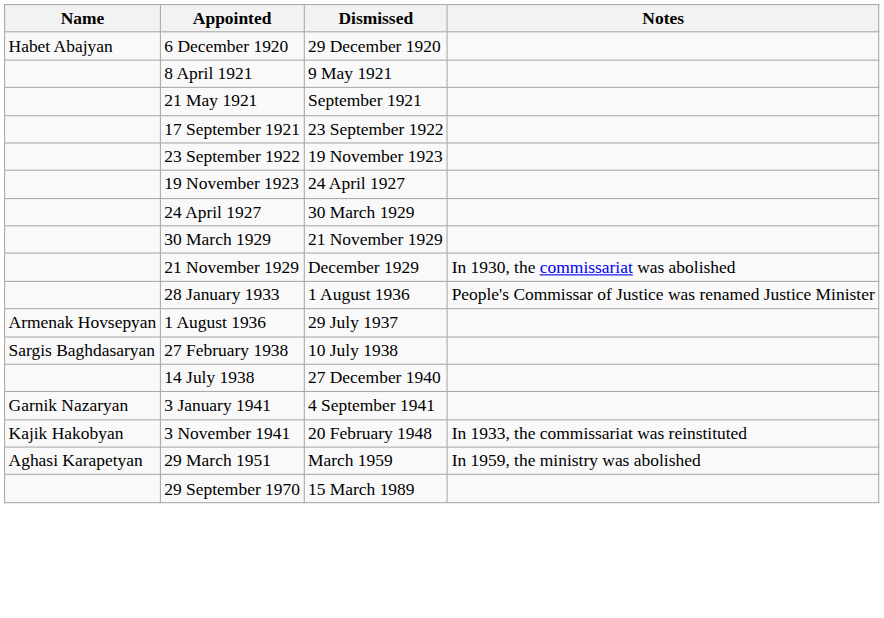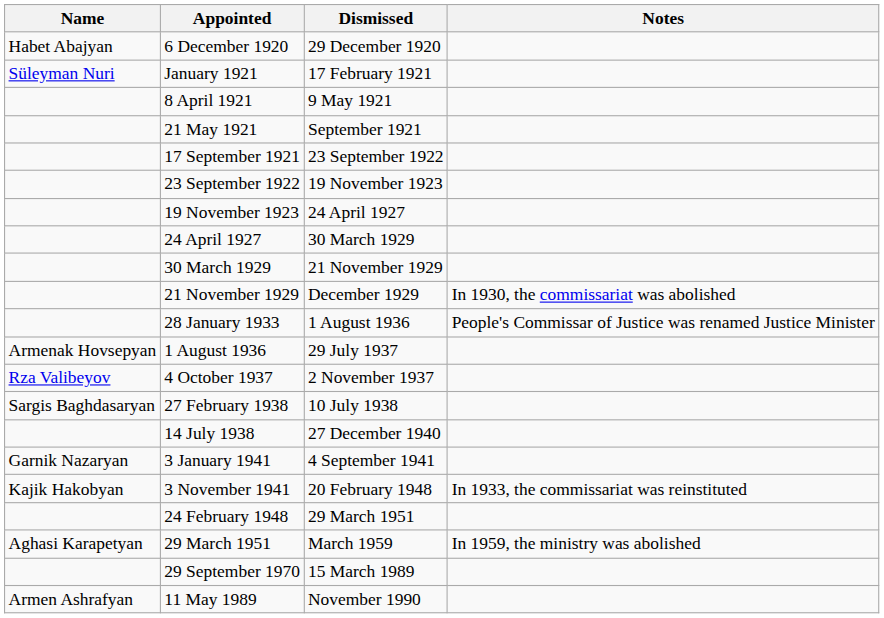+ row: (211, 73)
+ row: (219, 377)
+ row: (226, 516)
+ row: (210, 599)
